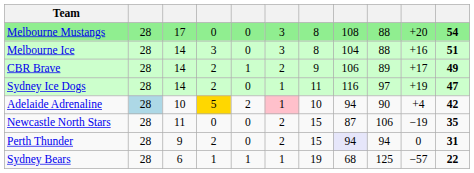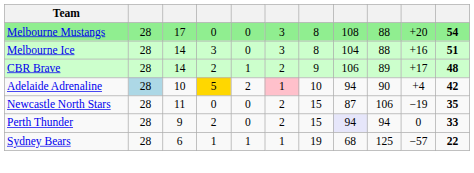(453, 68) 49 -> (453, 68) 48
- row: (46, 86)
(453, 141) 31 -> (453, 123) 33
